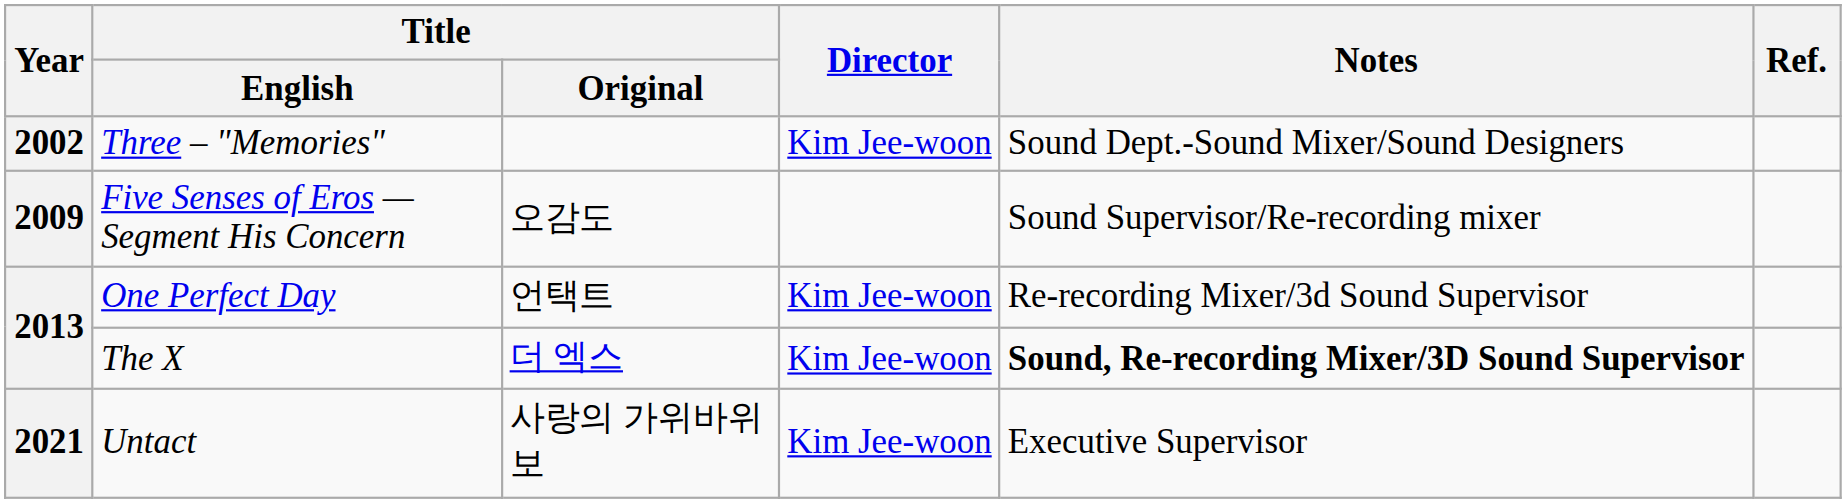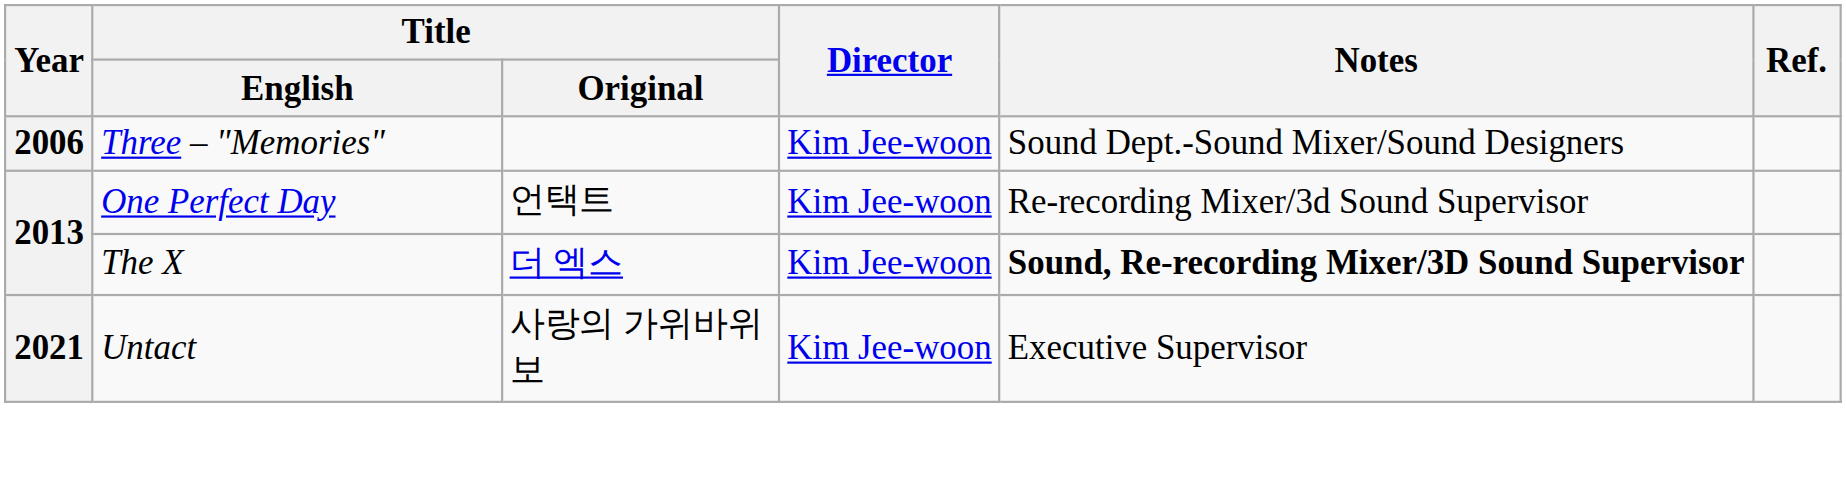(49, 142) 2002 -> (49, 142) 2006
- row: (257, 217)
